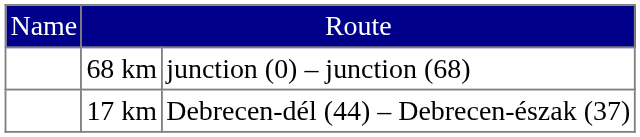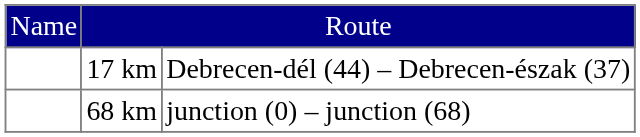rows swapped: (122, 67) <-> (122, 110)
